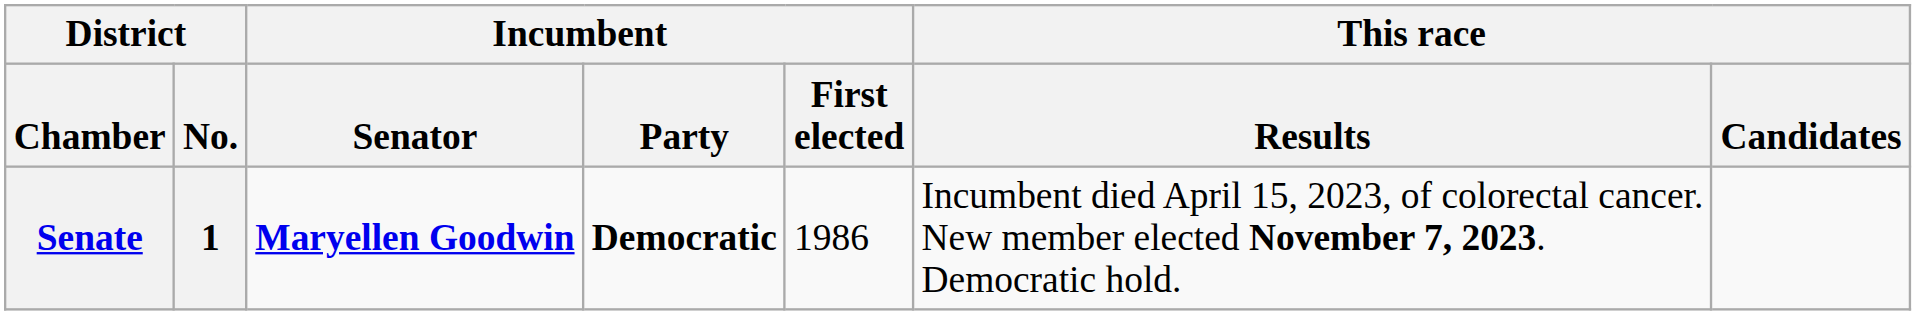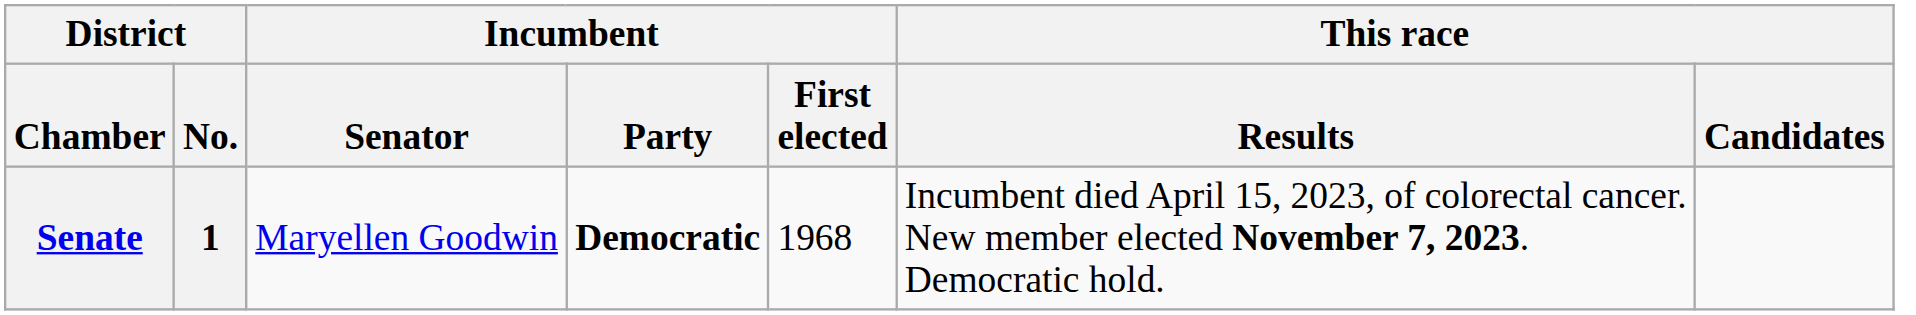(415, 237) bold -> (407, 237) normal
(832, 237) 1986 -> (815, 237) 1968
